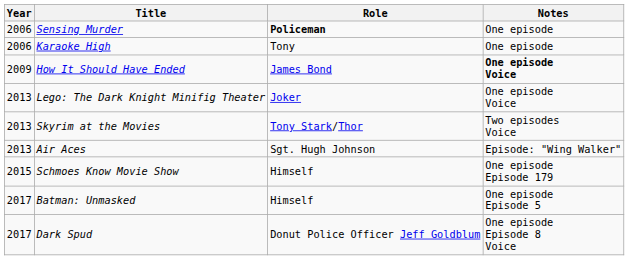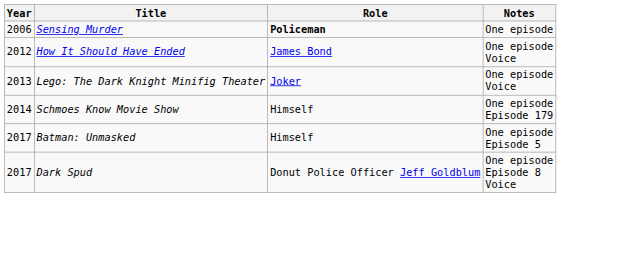- row: (74, 46)
(19, 69) 2009 -> (19, 52) 2012
(519, 69) bold -> (519, 52) normal
- row: (98, 126)
- row: (61, 149)
(19, 171) 2015 -> (19, 109) 2014
